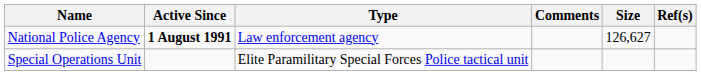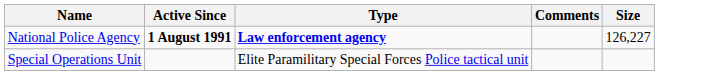- column: (675, 15)
(308, 37) normal -> (312, 37) bold
(628, 37) 126,627 -> (628, 37) 126,227
